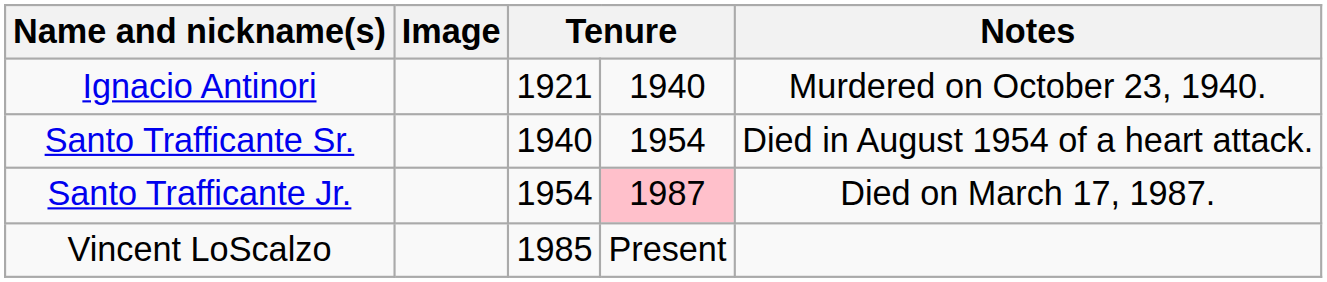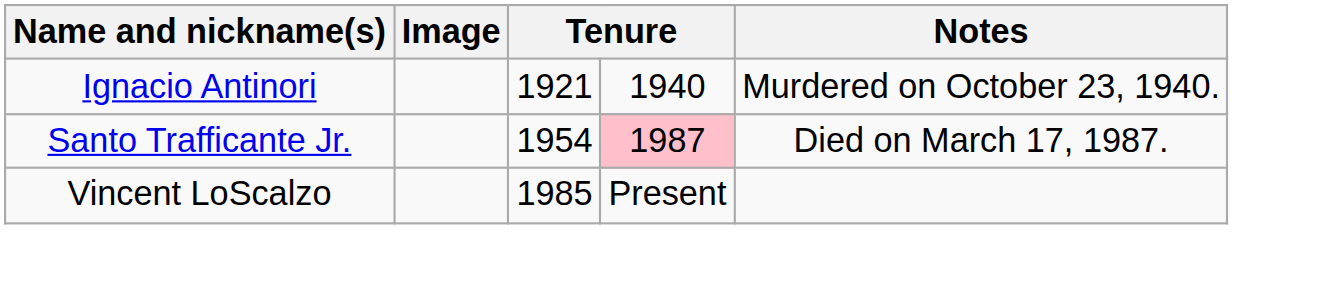- row: (199, 140)
